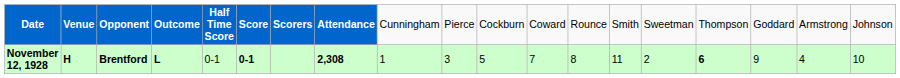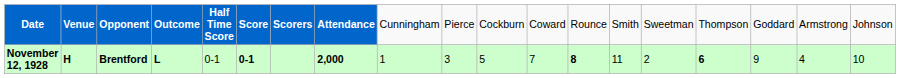(330, 59) 2,308 -> (330, 59) 2,000
(573, 59) normal -> (573, 59) bold
